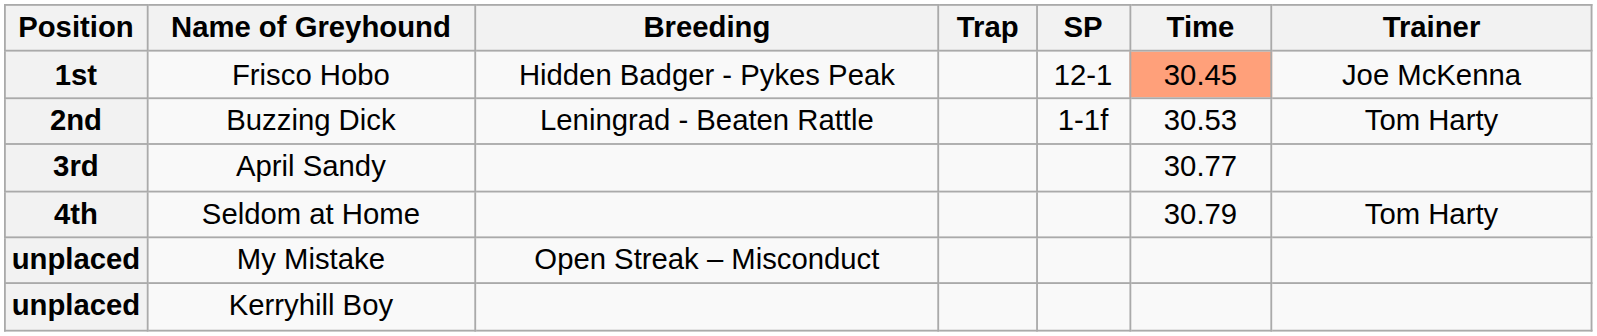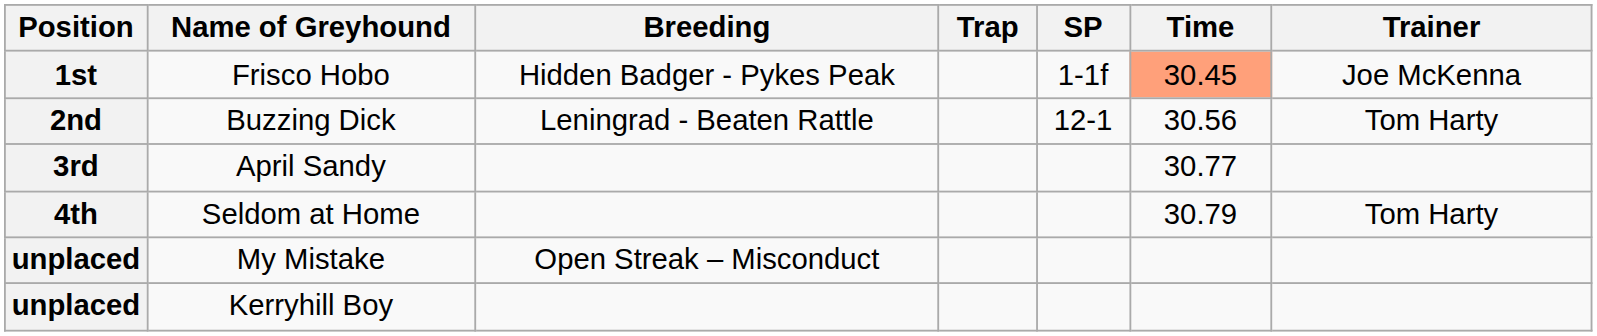(1083, 74) 12-1 -> (1083, 74) 1-1f
(1083, 120) 1-1f -> (1083, 120) 12-1
(1200, 120) 30.53 -> (1200, 120) 30.56
